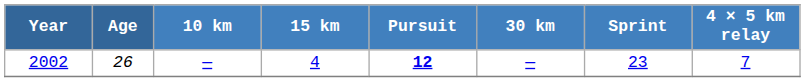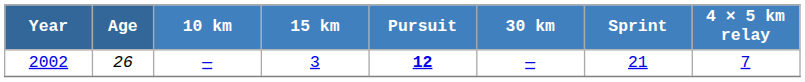(315, 63) 4 -> (315, 63) 3
(638, 63) 23 -> (638, 63) 21
